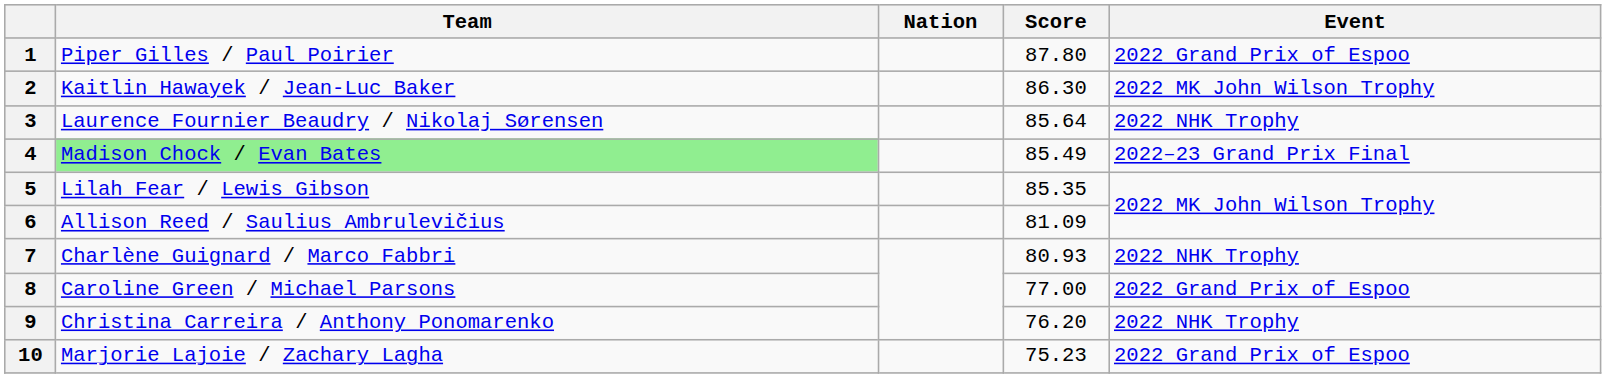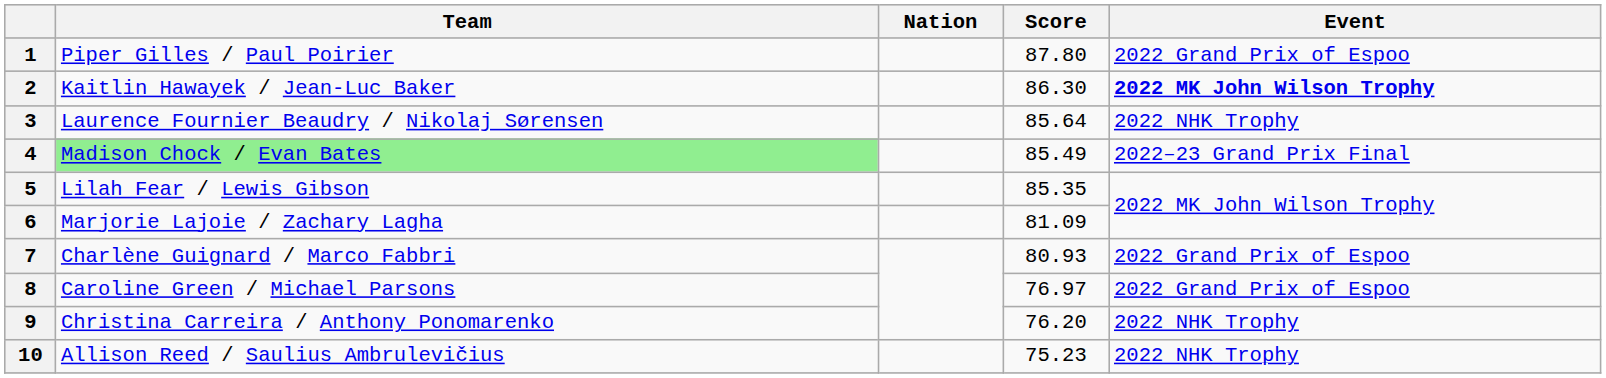(1274, 88) normal -> (1274, 88) bold
(283, 222) Allison Reed / Saulius Ambrulevičius -> (252, 222) Marjorie Lajoie / Zachary Lagha
(1206, 256) 2022 NHK Trophy -> (1262, 256) 2022 Grand Prix of Espoo
(1056, 289) 77.00 -> (1056, 289) 76.97
(252, 356) Marjorie Lajoie / Zachary Lagha -> (283, 356) Allison Reed / Saulius Ambrulevičius
(1262, 356) 2022 Grand Prix of Espoo -> (1206, 356) 2022 NHK Trophy
